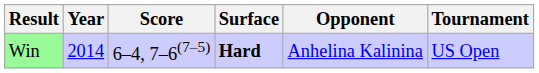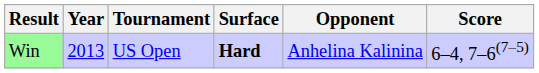columns swapped: (480, 19) <-> (161, 19)
(86, 50) 2014 -> (86, 50) 2013
